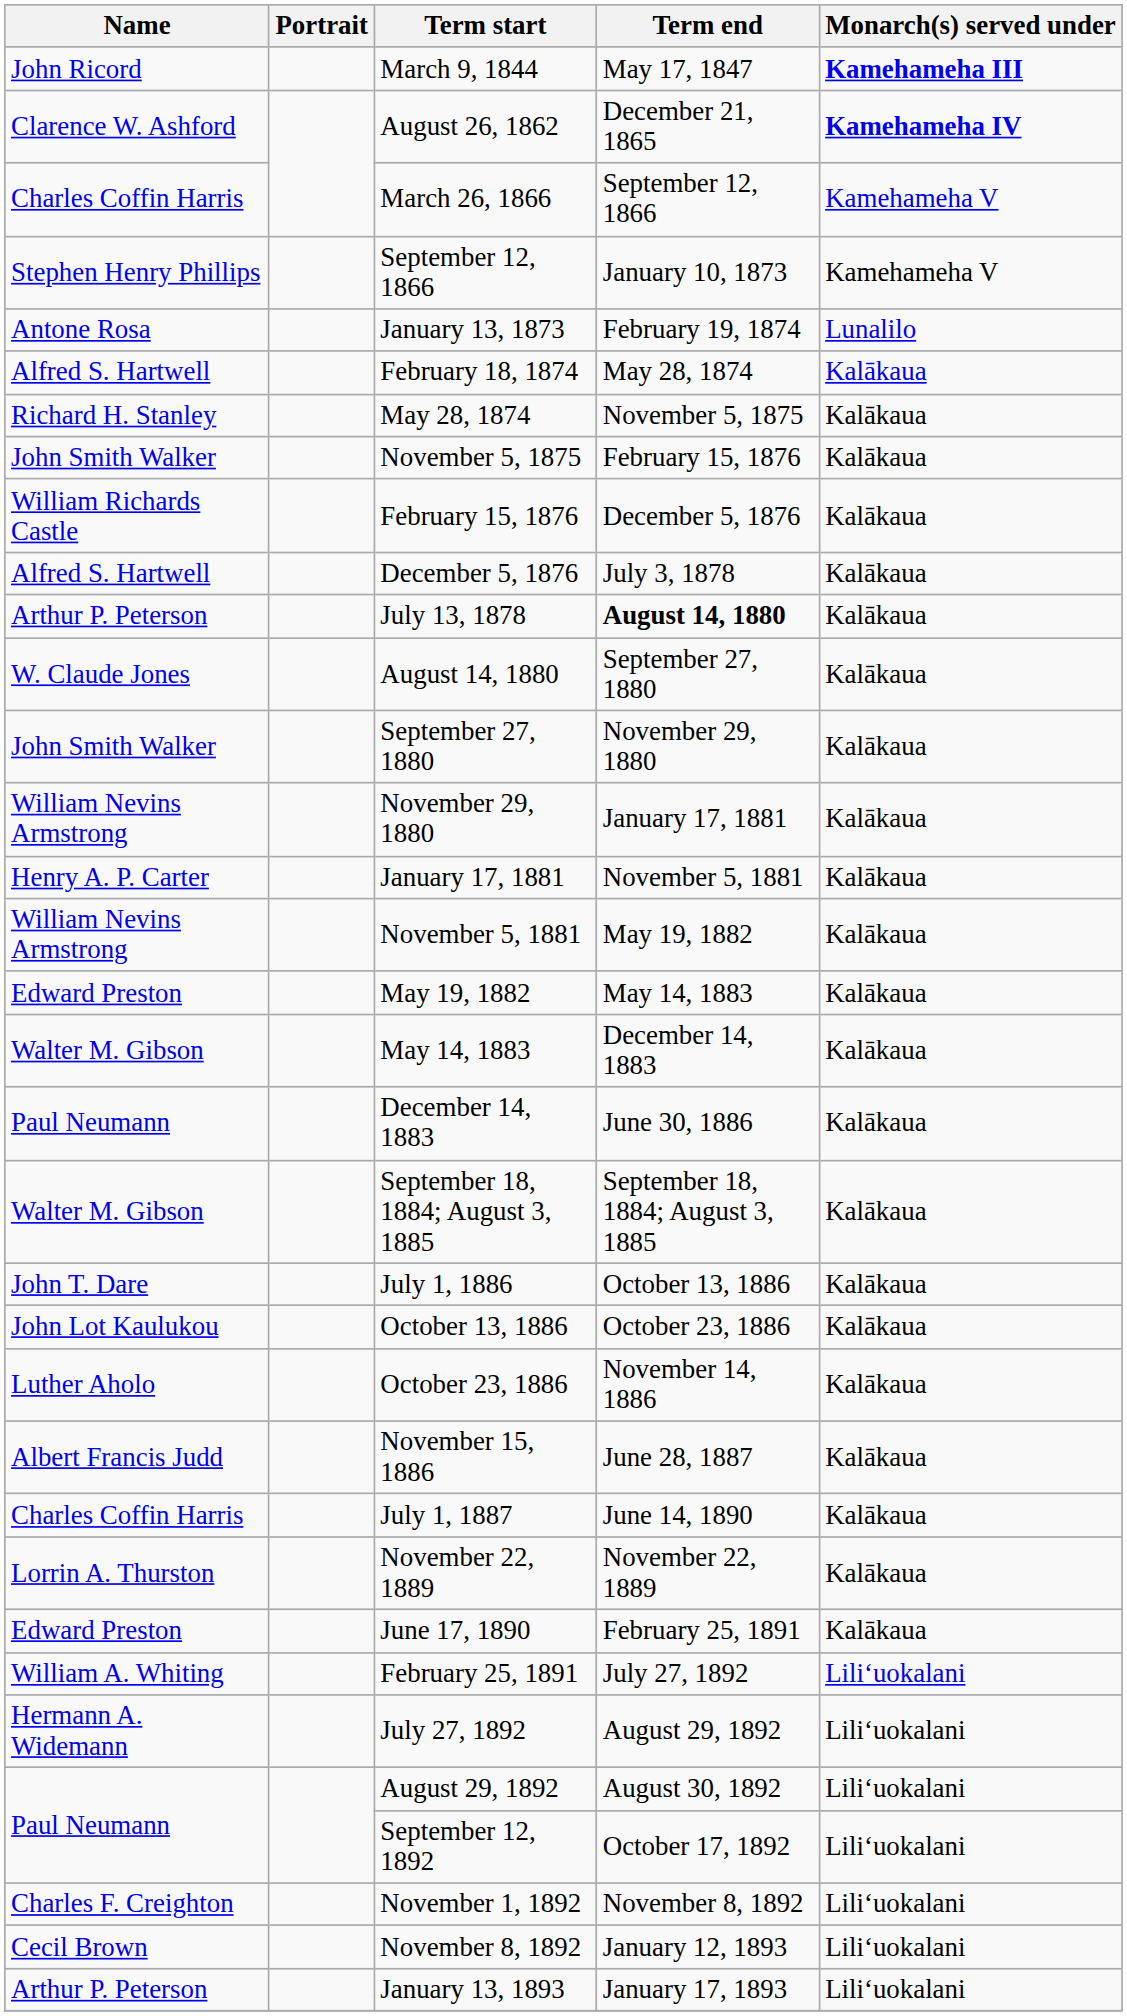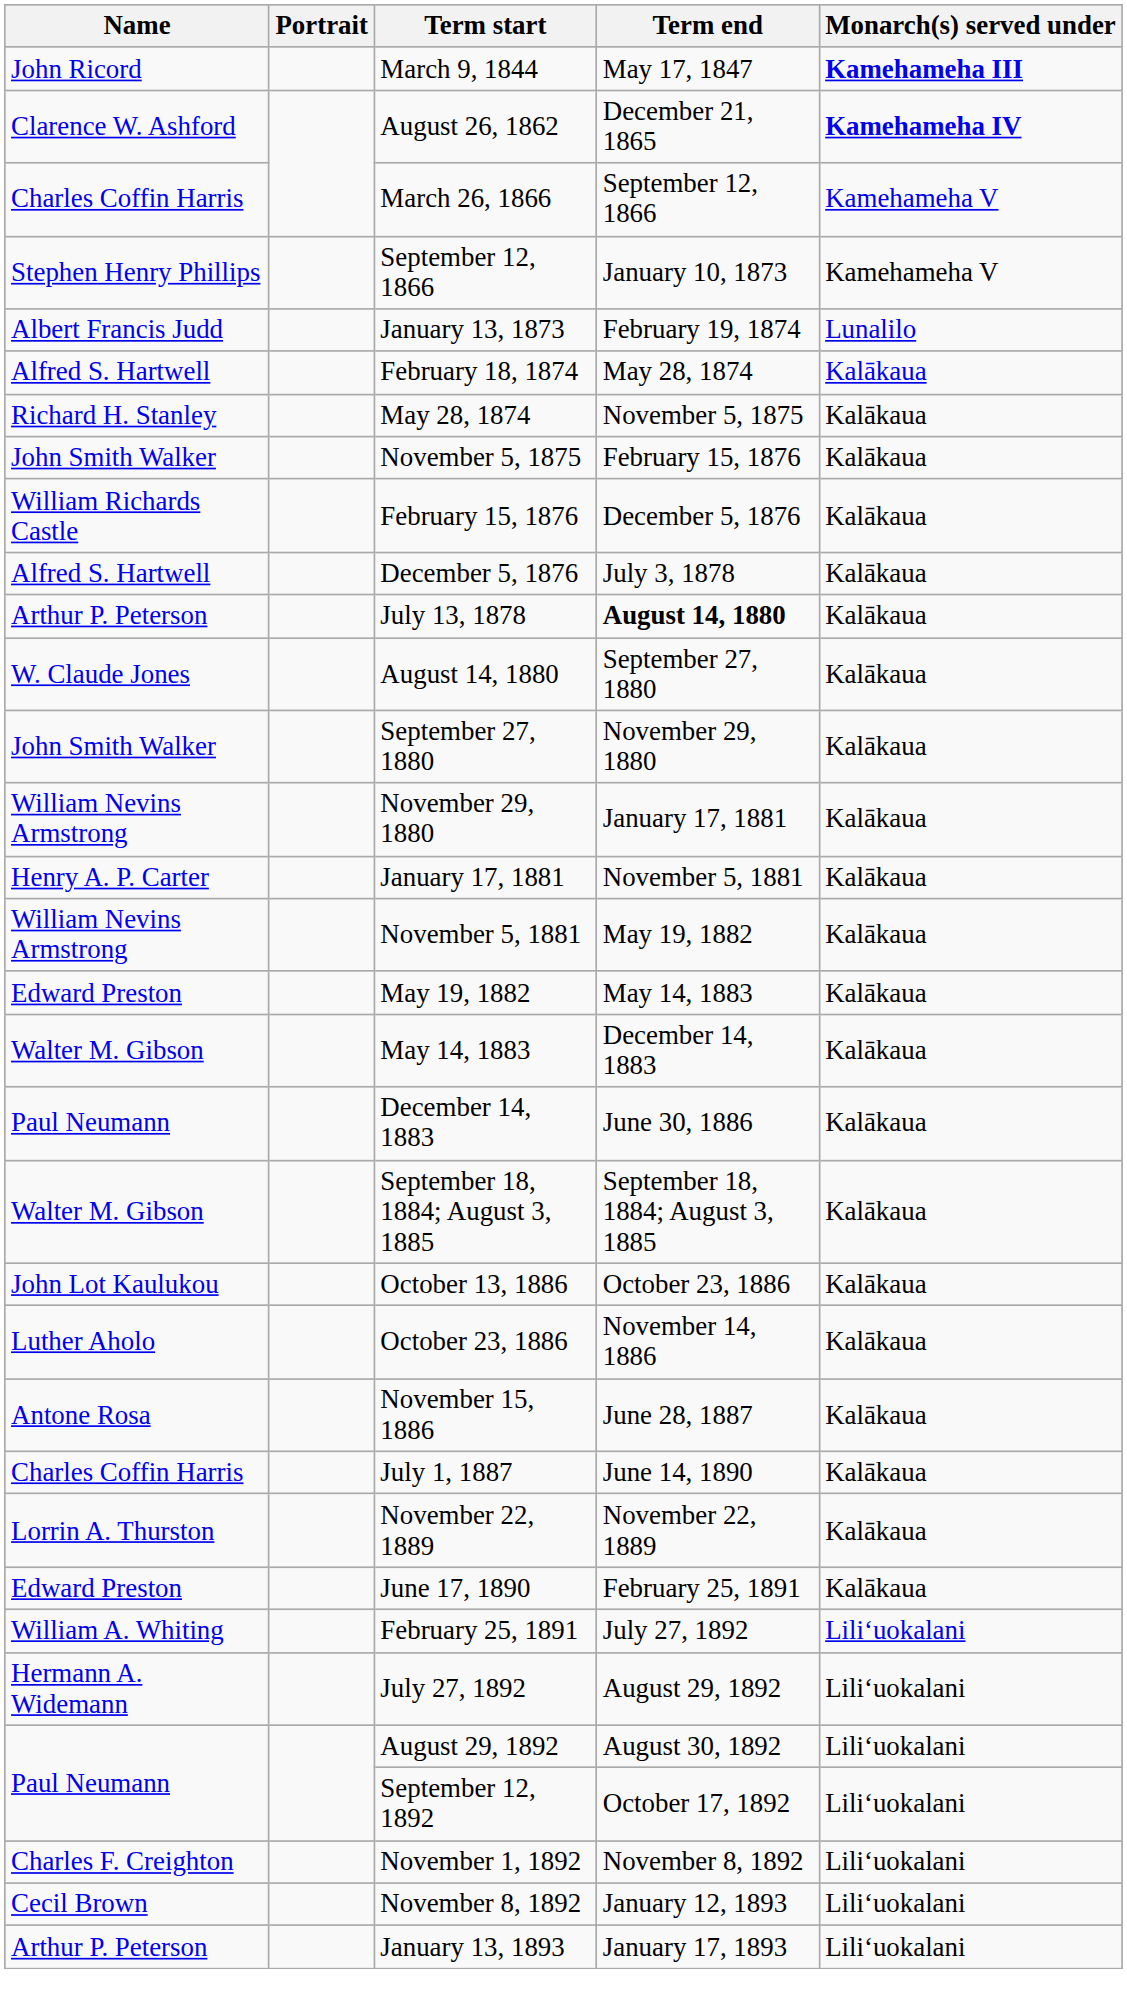(81, 329) Antone Rosa -> (117, 329) Albert Francis Judd
- row: (446, 1283)
(117, 1457) Albert Francis Judd -> (81, 1414) Antone Rosa
